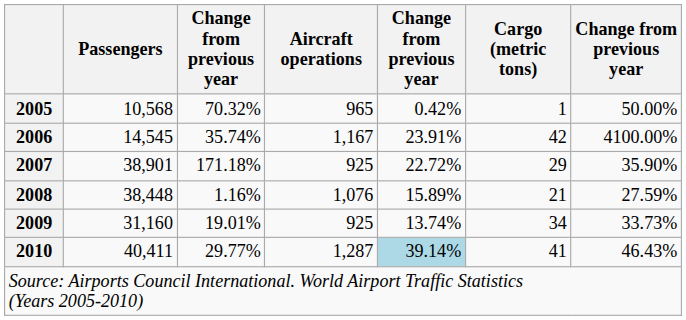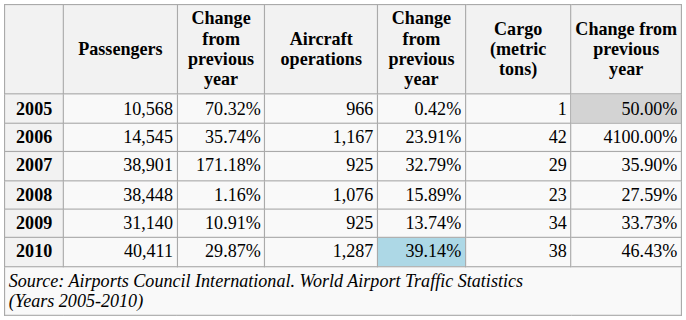(360, 108) 965 -> (360, 108) 966
(649, 108) no background -> (649, 108) lightgrey background
(433, 165) 22.72% -> (433, 165) 32.79%
(558, 194) 21 -> (558, 194) 23
(148, 223) 31,160 -> (148, 223) 31,140
(233, 223) 19.01% -> (233, 223) 10.91%
(233, 251) 29.77% -> (233, 251) 29.87%
(558, 251) 41 -> (558, 251) 38
